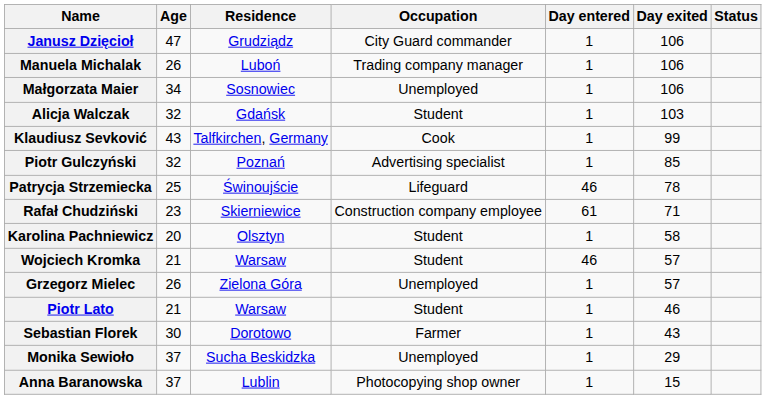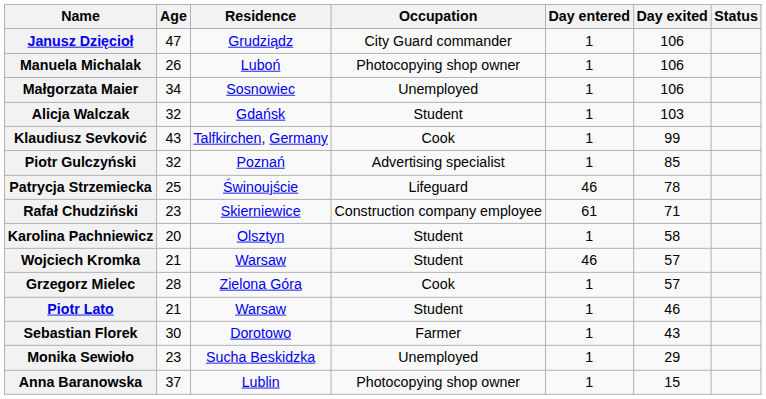(438, 65) Trading company manager -> (438, 65) Photocopying shop owner
(173, 284) 26 -> (173, 284) 28
(438, 284) Unemployed -> (438, 284) Cook
(173, 357) 37 -> (173, 357) 23
